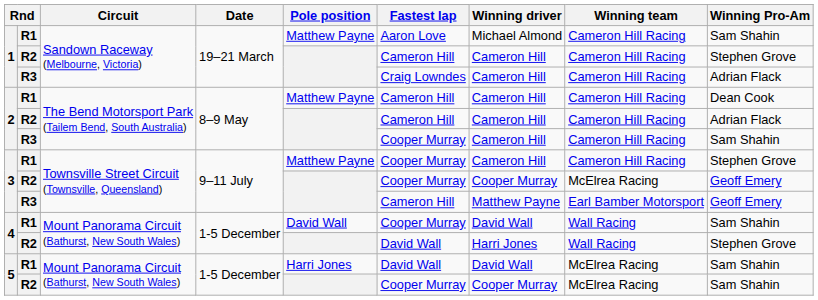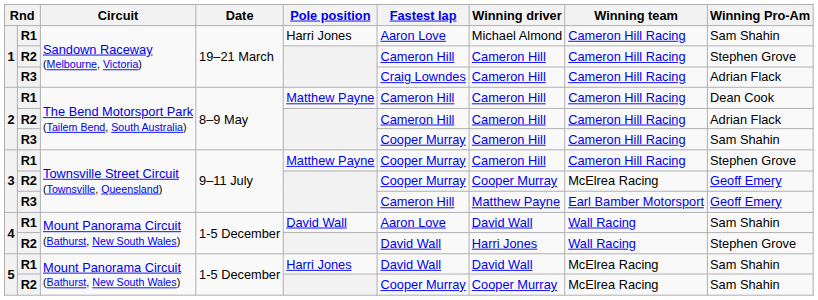(330, 36) Matthew Payne -> (319, 36) Harri Jones
(423, 222) Cooper Murray -> (413, 222) Aaron Love
